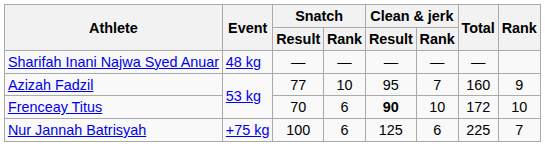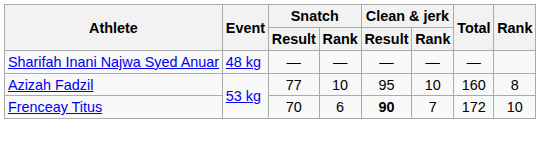(437, 85) 7 -> (433, 85) 10
(519, 85) 9 -> (515, 85) 8
(437, 107) 10 -> (433, 107) 7
- row: (77, 130)
